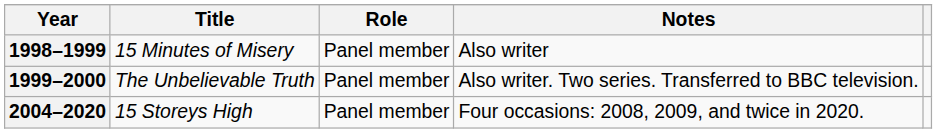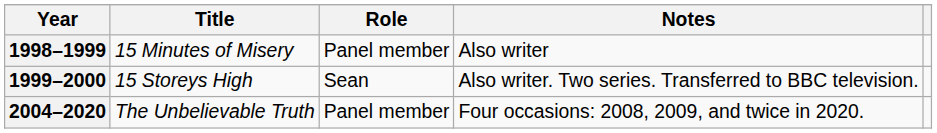(215, 81) The Unbelievable Truth -> (184, 81) 15 Storeys High
(387, 81) Panel member -> (346, 81) Sean
(184, 111) 15 Storeys High -> (215, 111) The Unbelievable Truth
